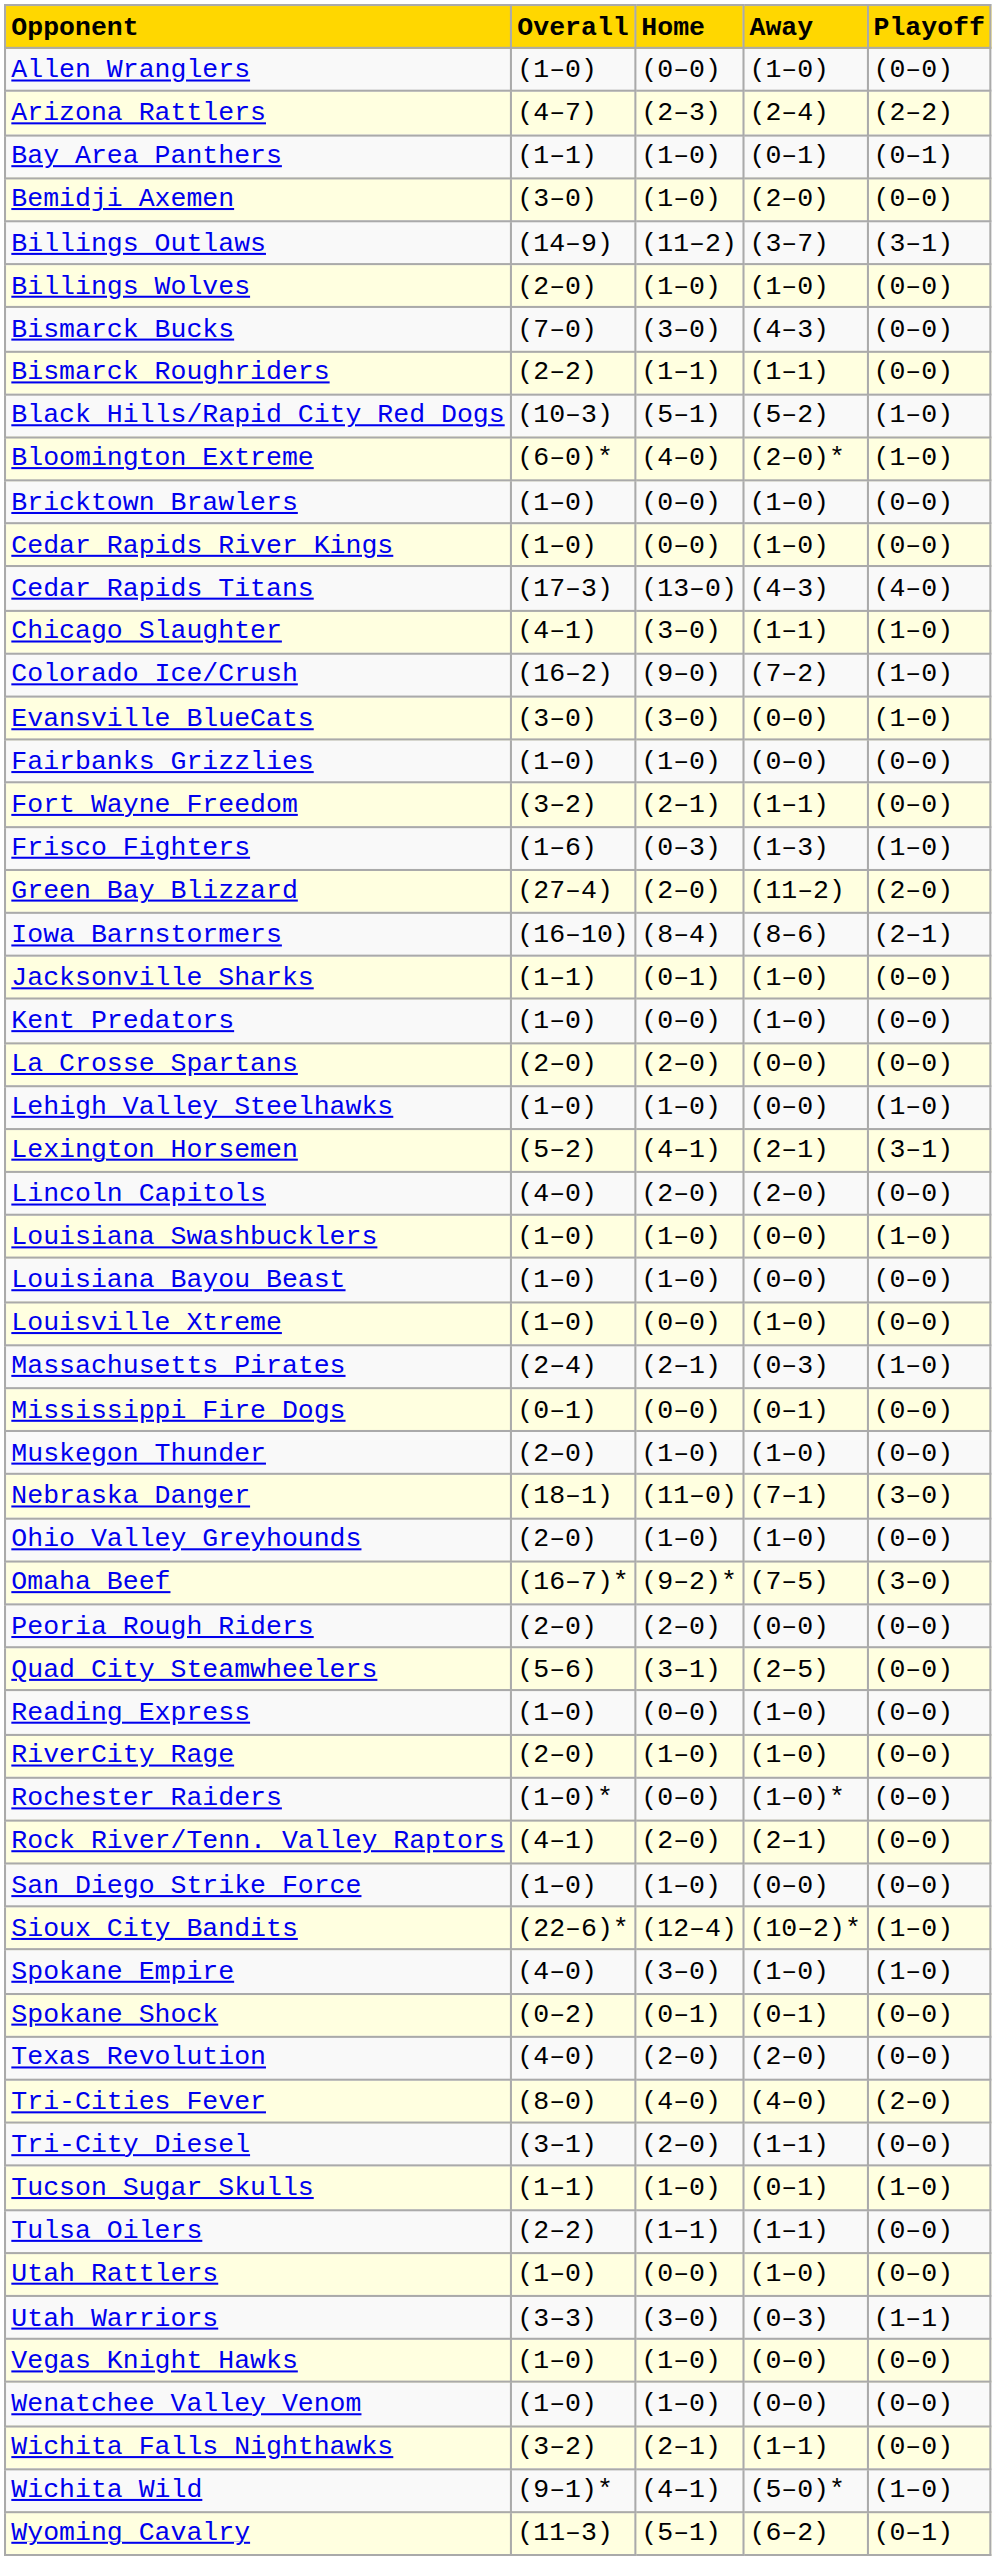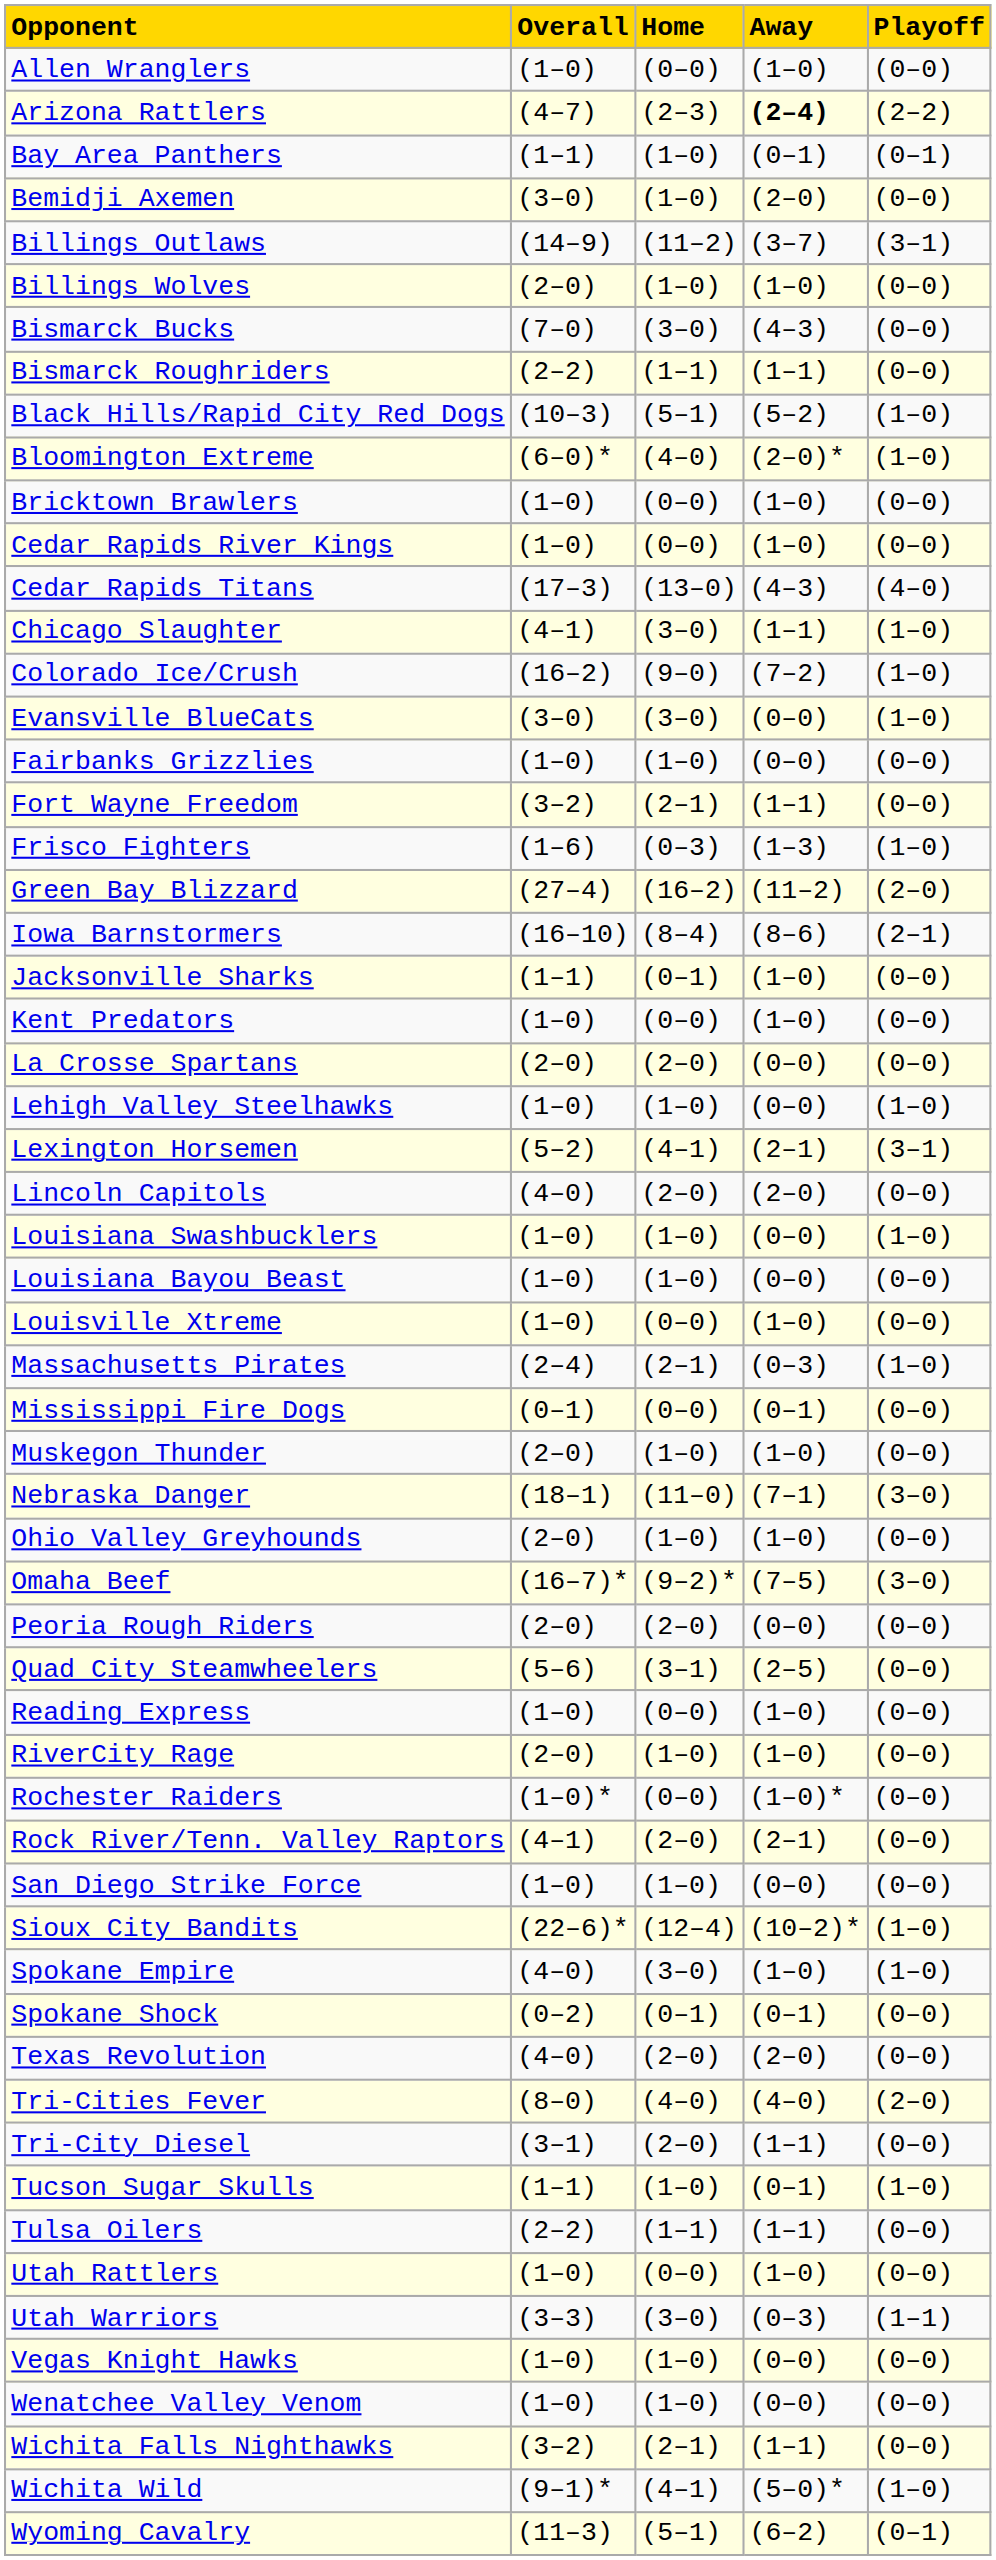(789, 113) normal -> (789, 113) bold
(681, 891) (2–0) -> (689, 891) (16–2)
